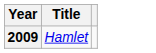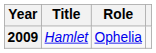+ column: (118, 15)
